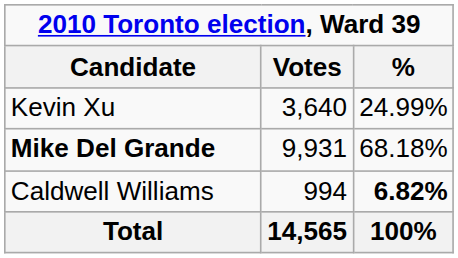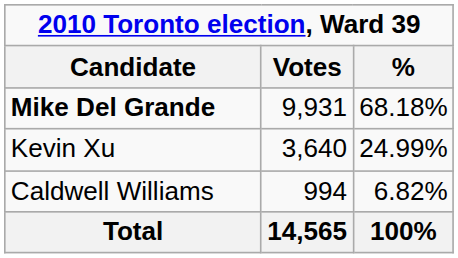rows swapped: (113, 149) <-> (63, 107)
(411, 190) bold -> (411, 190) normal
